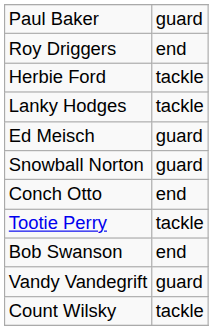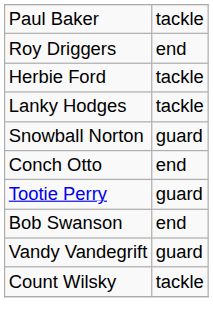(179, 19) guard -> (180, 19) tackle
- row: (52, 135)
(180, 223) tackle -> (179, 194) guard
